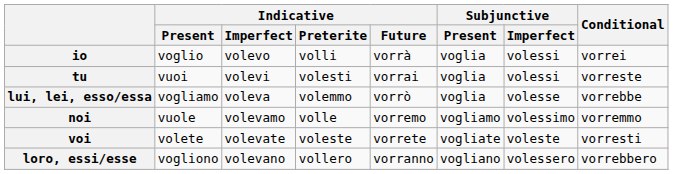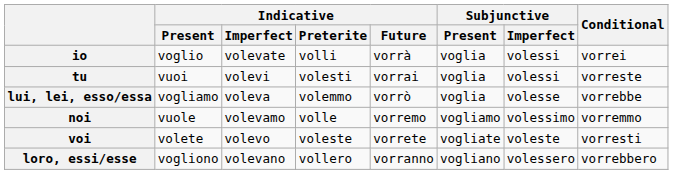(247, 56) volevo -> (255, 56) volevate
(255, 138) volevate -> (247, 138) volevo
